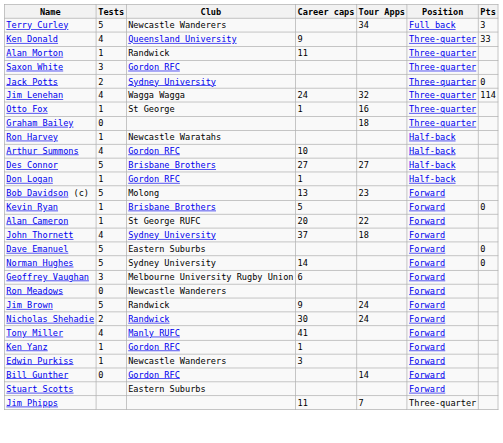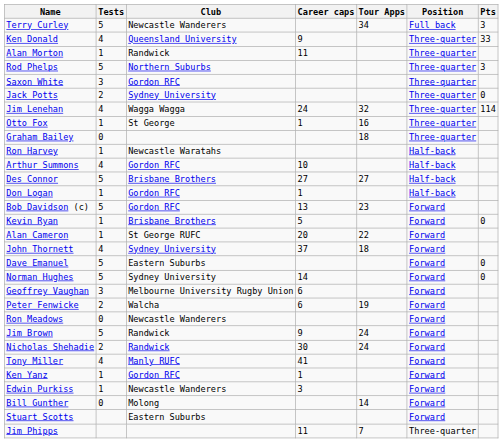+ row: (32, 67)
(144, 193) Molong -> (154, 207) Gordon RFC
+ row: (43, 305)
(154, 375) Gordon RFC -> (144, 403) Molong
